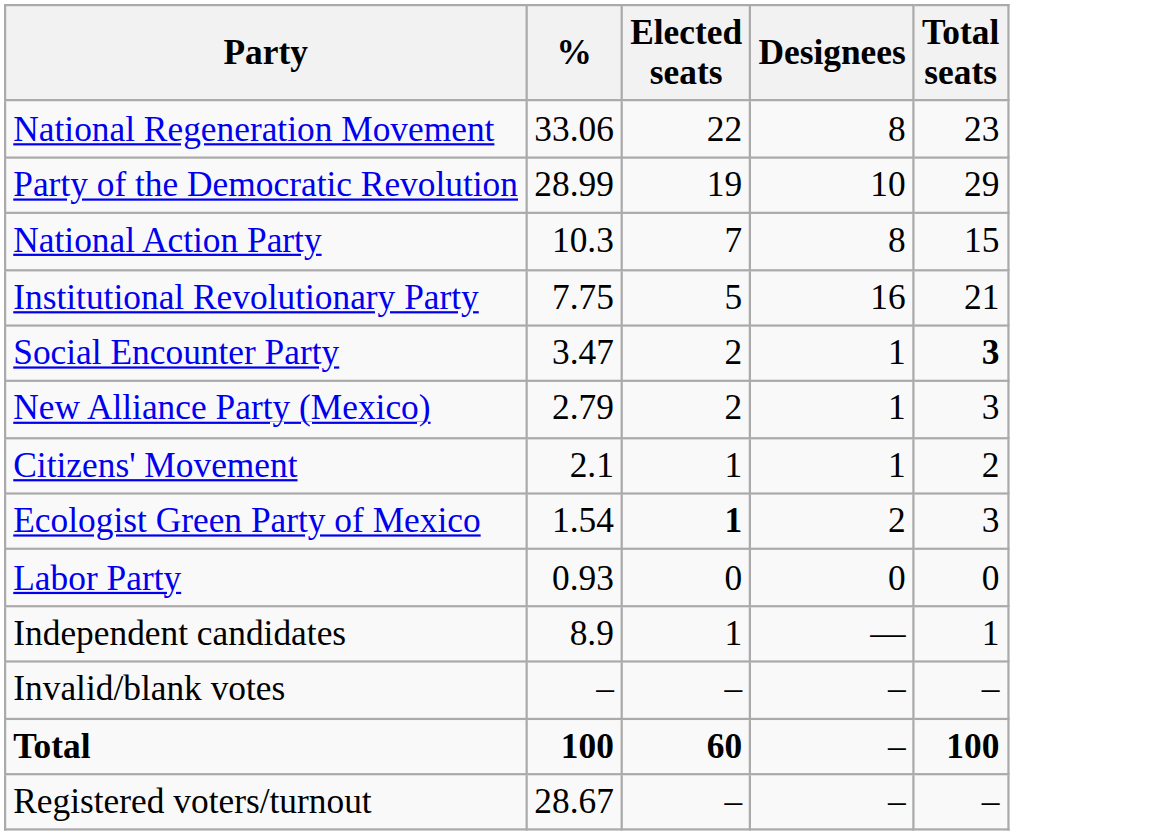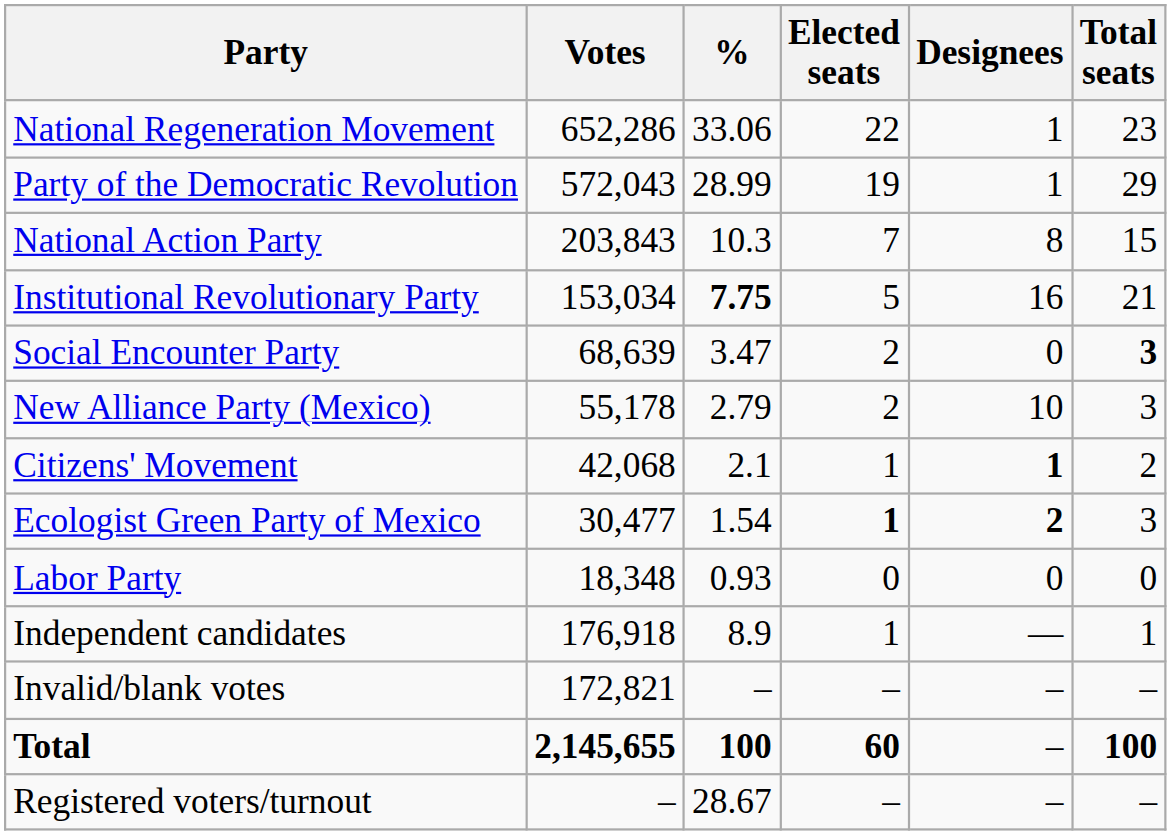+ column: (605, 52)
(897, 128) 8 -> (1055, 128) 1
(888, 184) 10 -> (1055, 184) 1
(583, 296) normal -> (741, 296) bold
(897, 352) 1 -> (1055, 352) 0
(897, 408) 1 -> (1046, 408) 10
(897, 464) normal -> (1055, 464) bold
(897, 520) normal -> (1055, 520) bold
